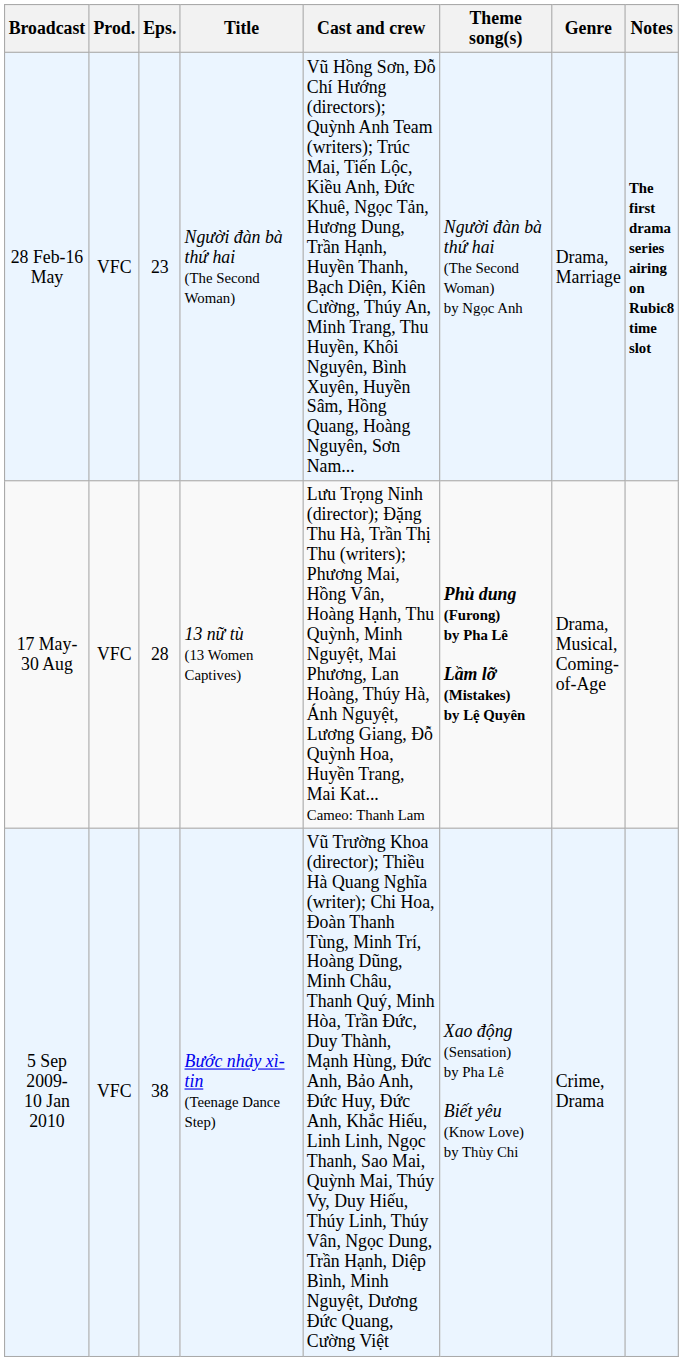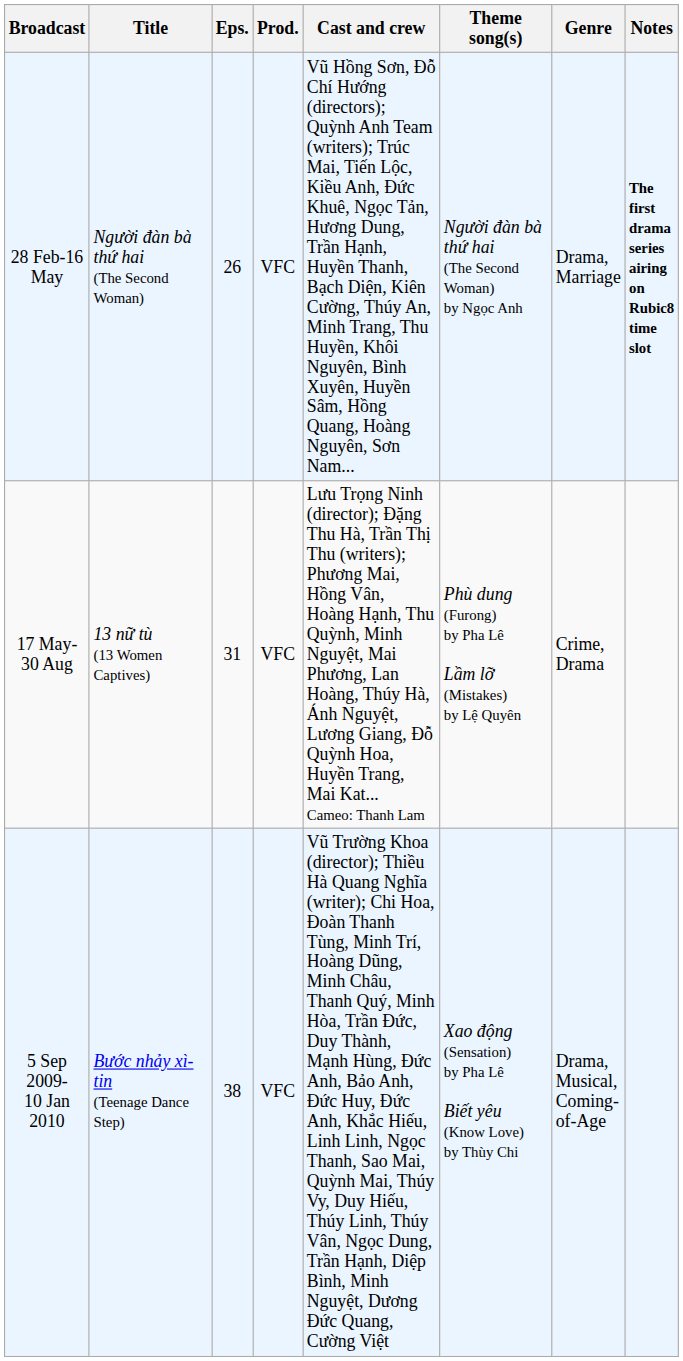columns swapped: (242, 28) <-> (114, 28)
(160, 266) 23 -> (232, 266) 26
(160, 654) 28 -> (232, 654) 31
(485, 654) bold -> (482, 654) normal
(587, 654) Drama, Musical, Coming-of-Age -> (580, 654) Crime, Drama
(580, 1092) Crime, Drama -> (587, 1092) Drama, Musical, Coming-of-Age
